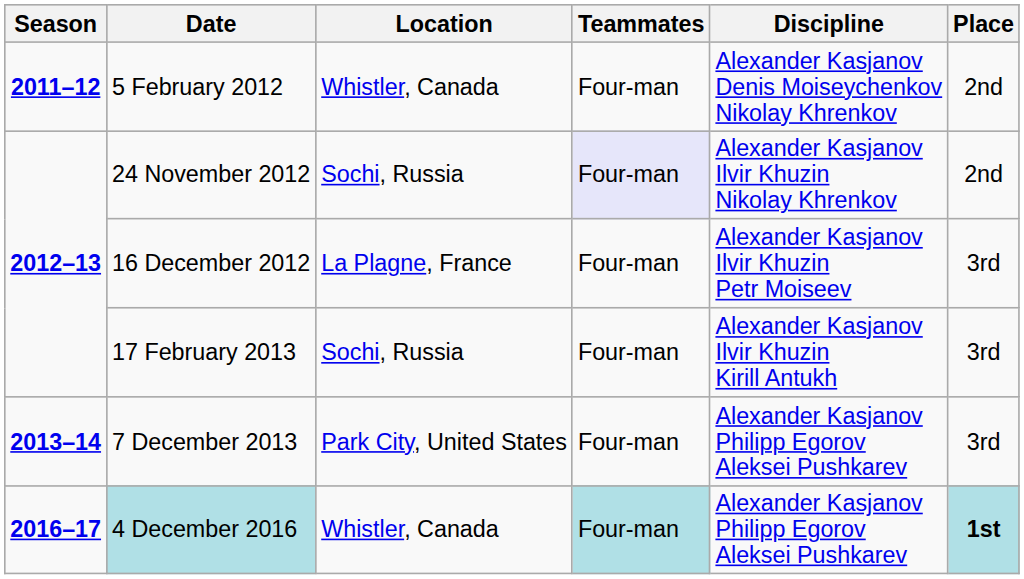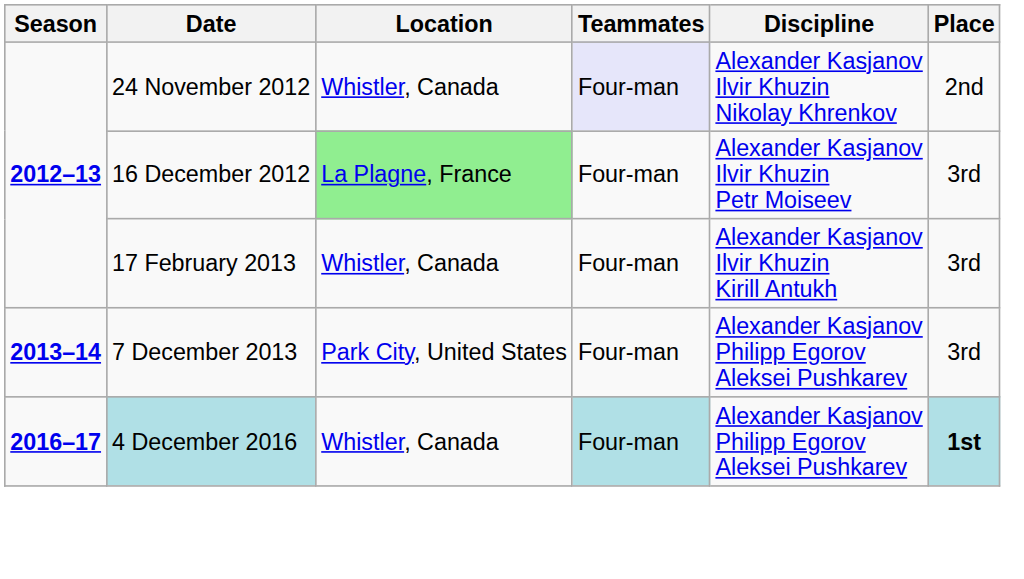- row: (198, 86)
(392, 175) Sochi, Russia -> (410, 86) Whistler, Canada
(416, 264) no background -> (416, 175) lightgreen background
(392, 352) Sochi, Russia -> (410, 264) Whistler, Canada
